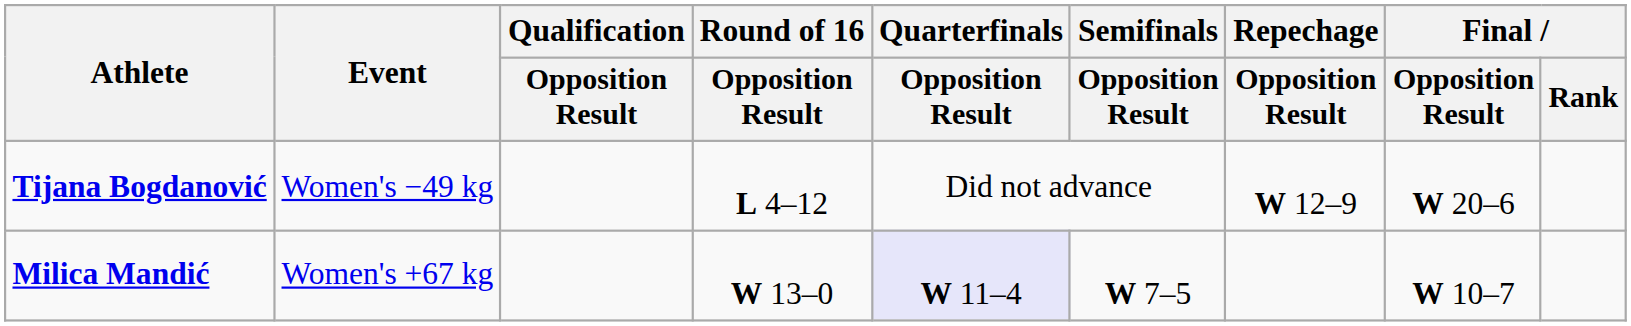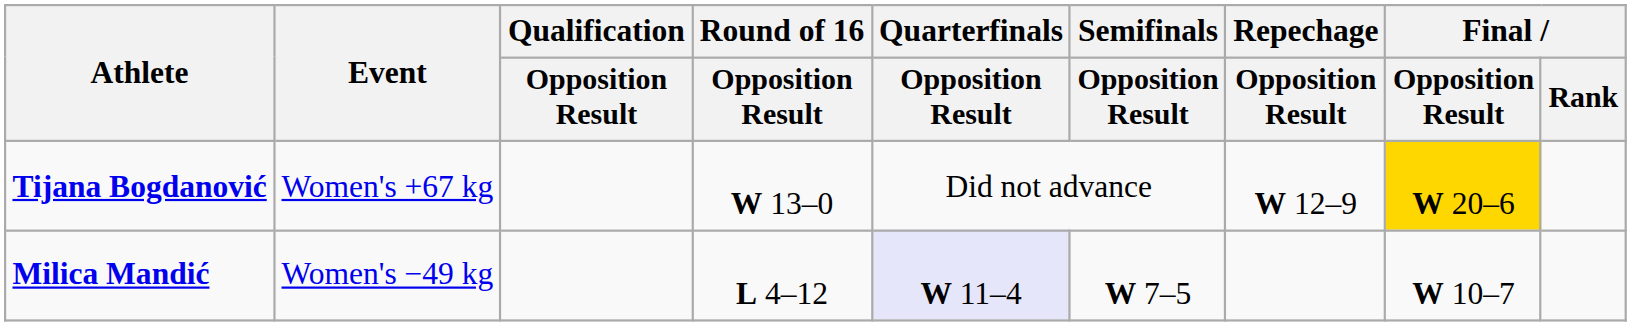(387, 185) Women's −49 kg -> (387, 185) Women's +67 kg
(782, 204) L 4–12 -> (782, 204) W 13–0
(1464, 204) no background -> (1464, 204) gold background
(387, 275) Women's +67 kg -> (387, 275) Women's −49 kg
(782, 293) W 13–0 -> (782, 293) L 4–12
